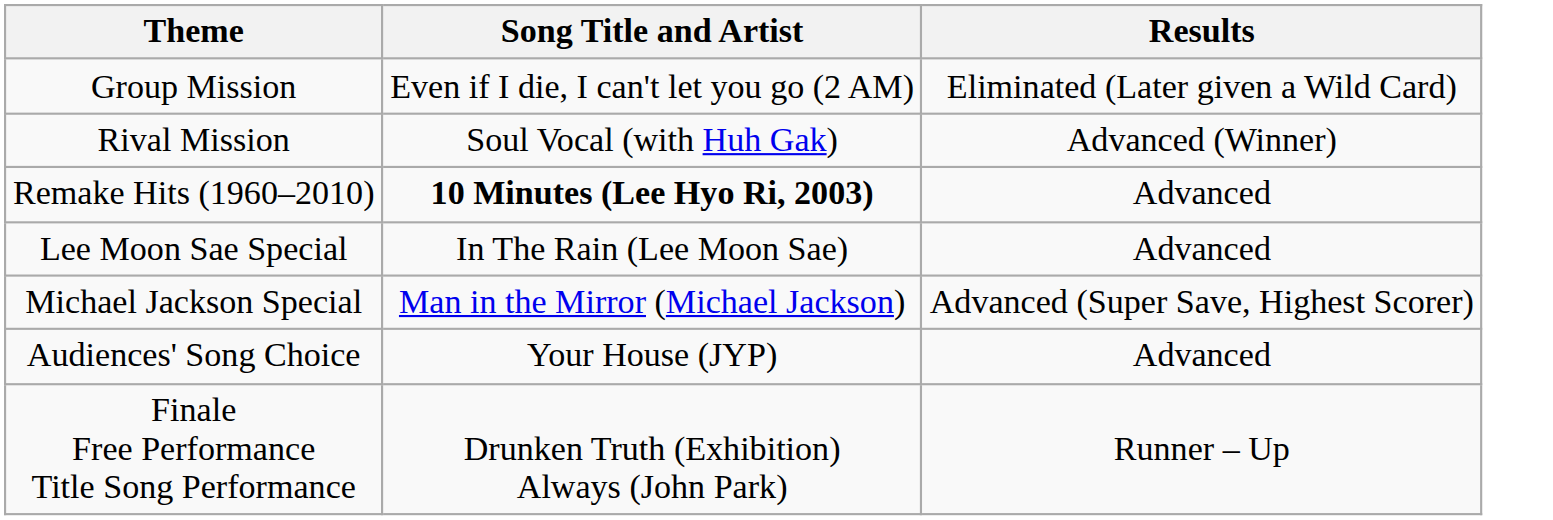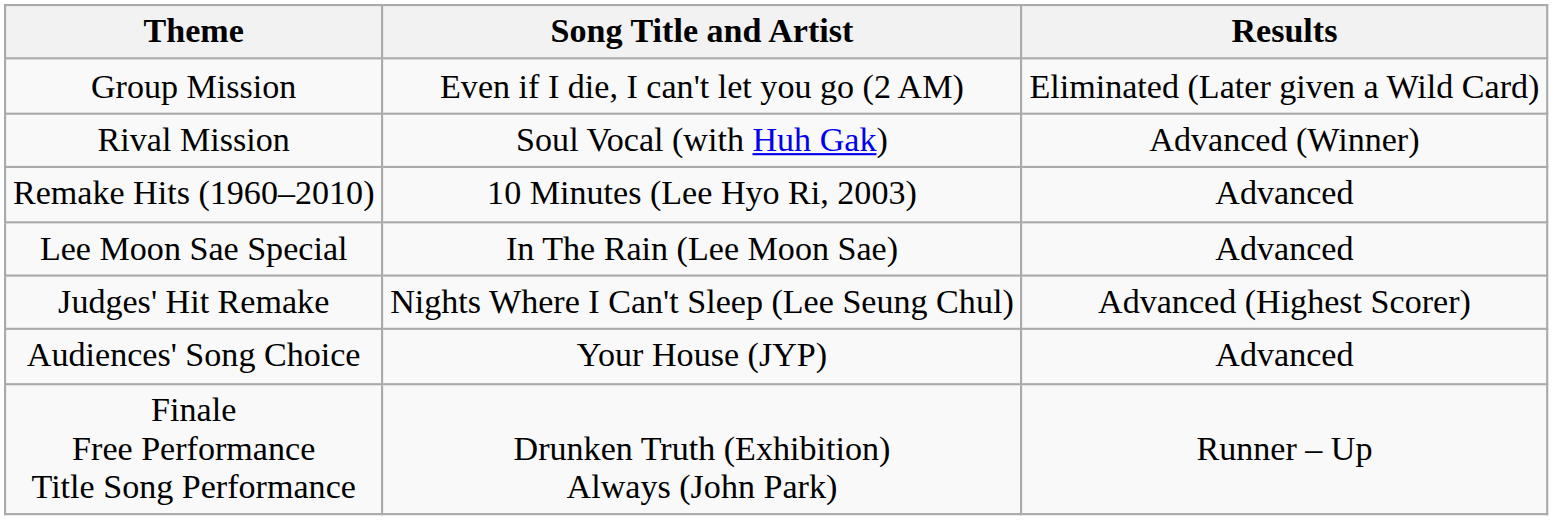(652, 193) bold -> (702, 193) normal
- row: (194, 301)
+ row: (194, 301)
